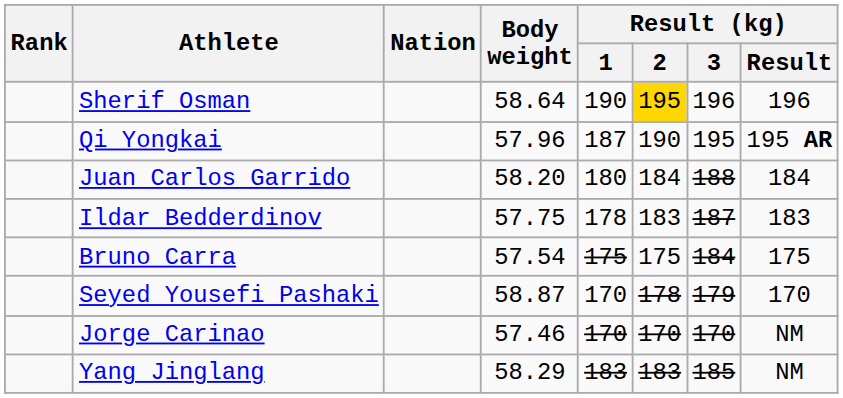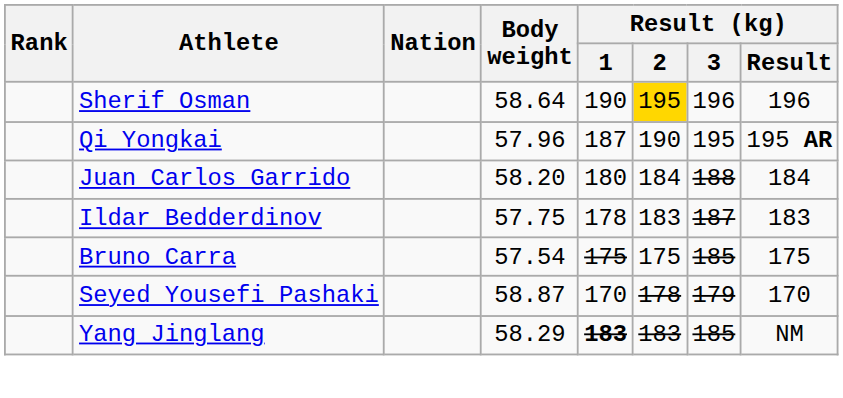(714, 257) 184 -> (714, 257) 185
- row: (172, 334)
(606, 373) normal -> (606, 334) bold
